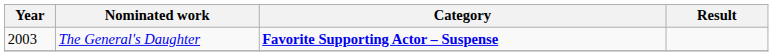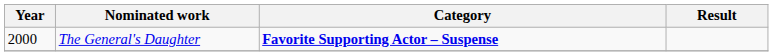(22, 39) 2003 -> (22, 39) 2000
